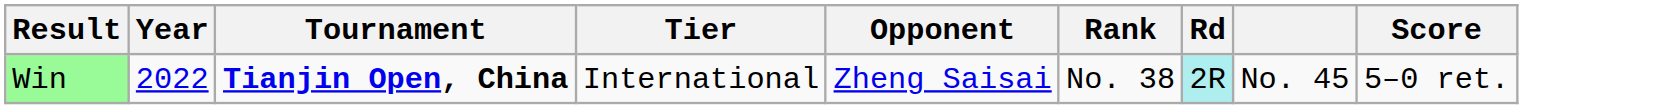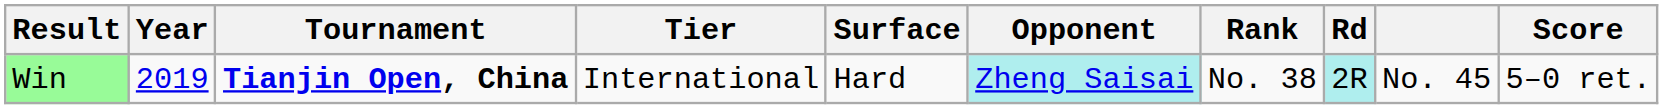+ column: (897, 30)
(172, 79) 2022 -> (172, 79) 2019
(943, 79) no background -> (1084, 79) paleturquoise background
